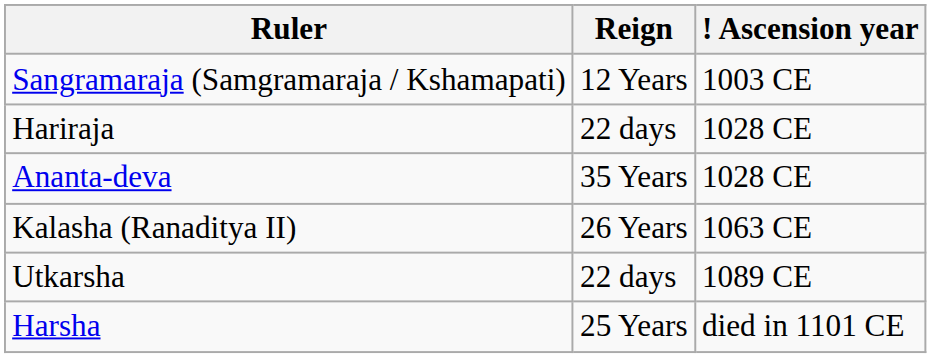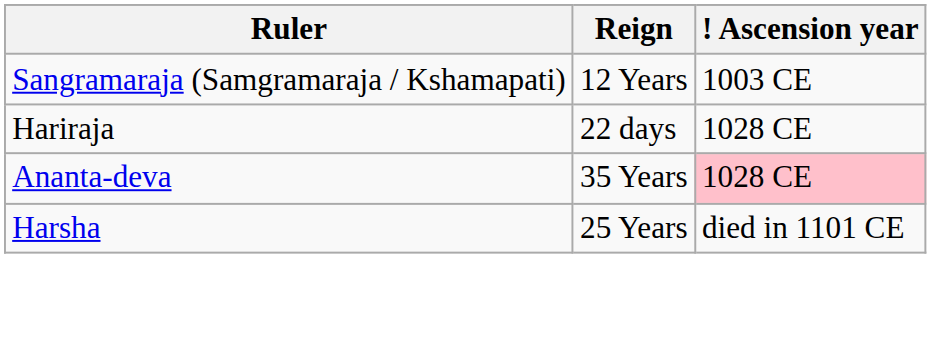(757, 177) no background -> (757, 177) pink background
- row: (154, 227)
- row: (68, 276)
